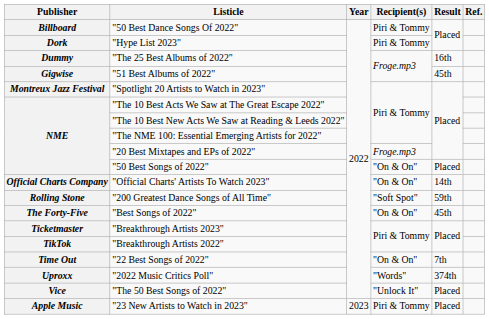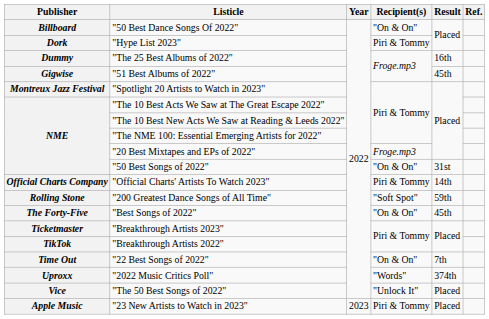(401, 27) Piri & Tommy -> (395, 27) "On & On"
(447, 167) Placed -> (442, 167) 31st
(395, 182) "On & On" -> (401, 182) Piri & Tommy
